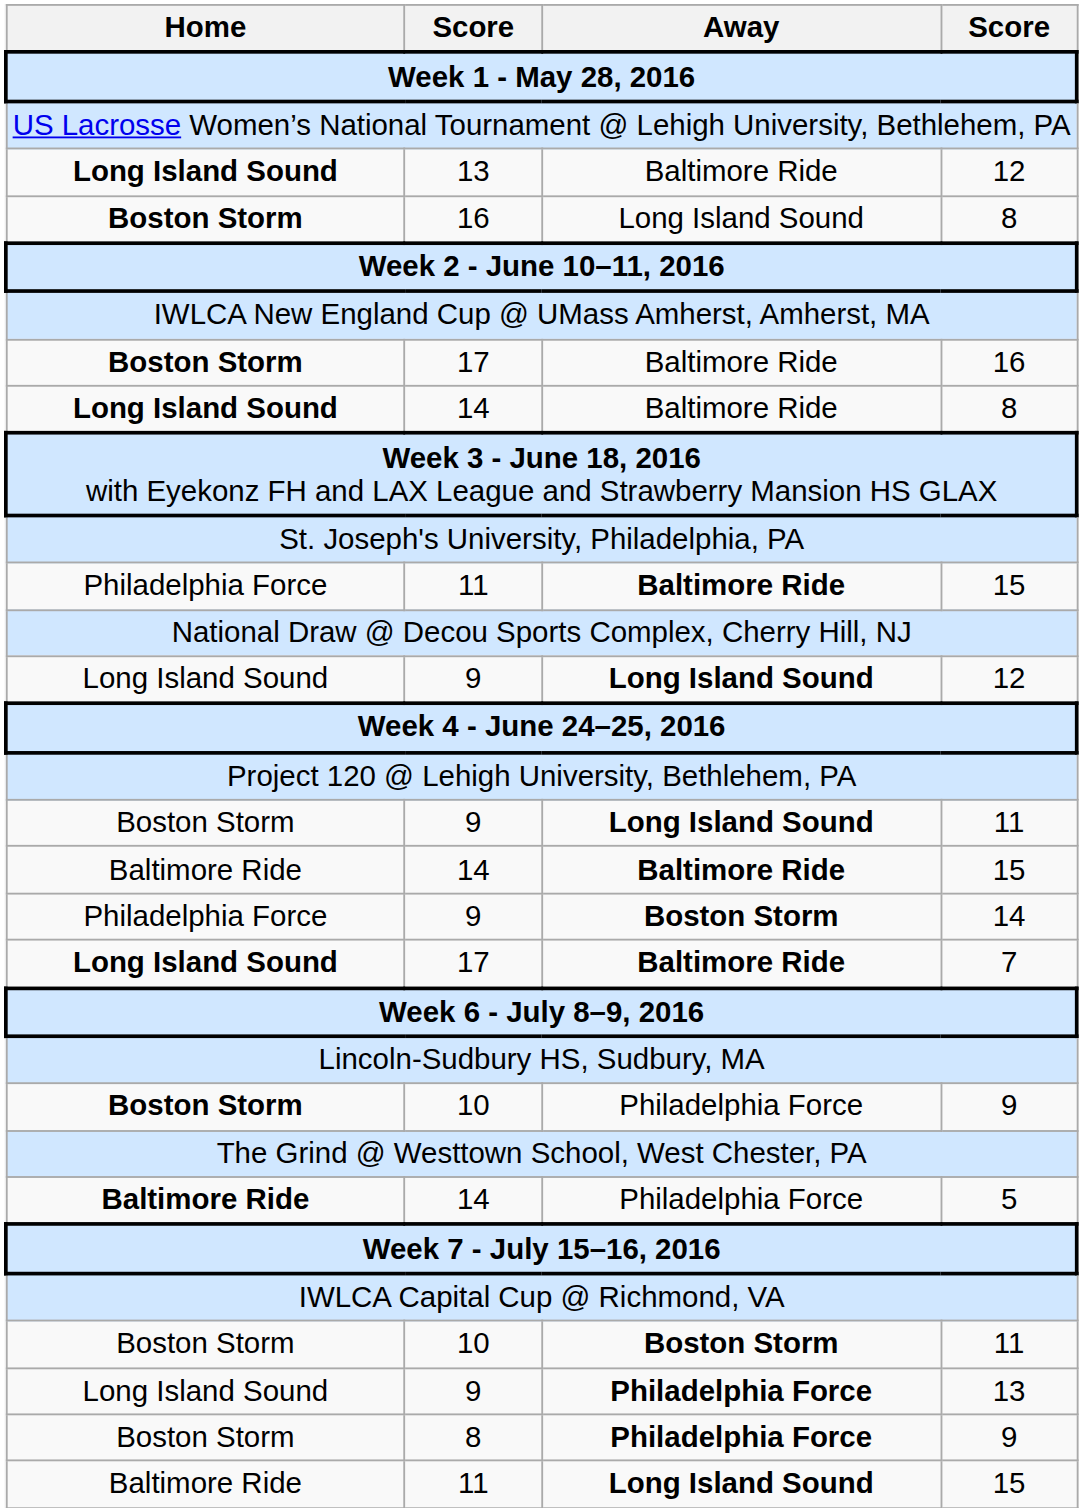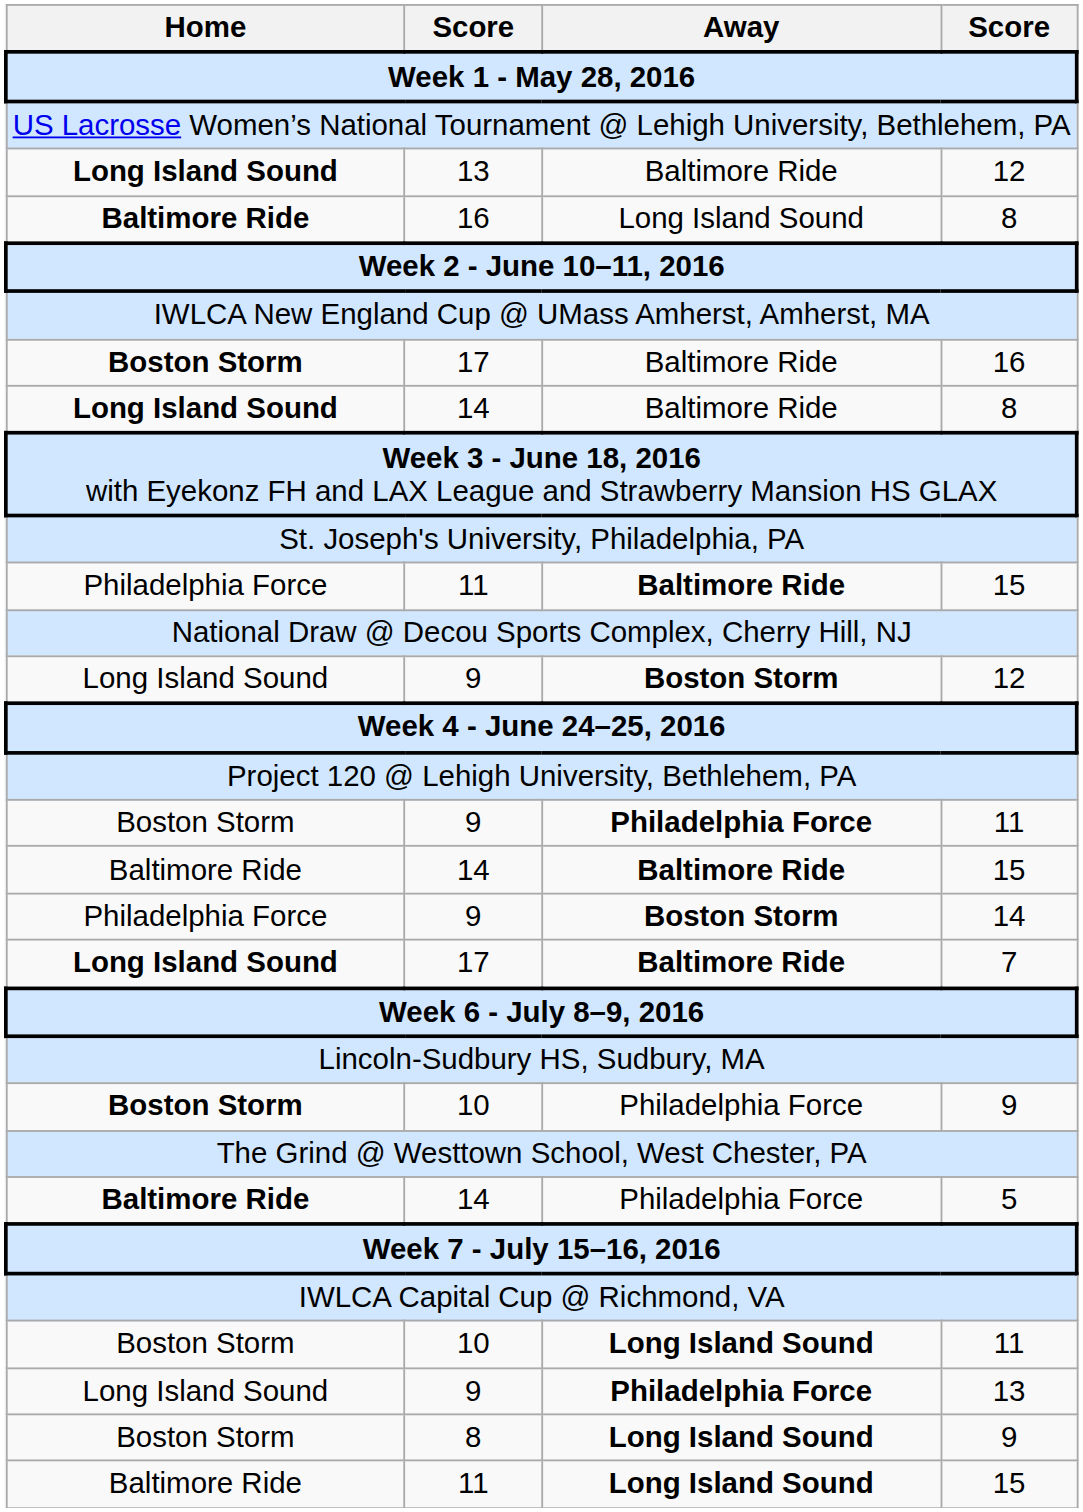(205, 218) Boston Storm -> (205, 218) Baltimore Ride
(741, 678) Long Island Sound -> (741, 678) Boston Storm
(741, 822) Long Island Sound -> (741, 822) Philadelphia Force
(741, 1343) Boston Storm -> (741, 1343) Long Island Sound
(741, 1437) Philadelphia Force -> (741, 1437) Long Island Sound
